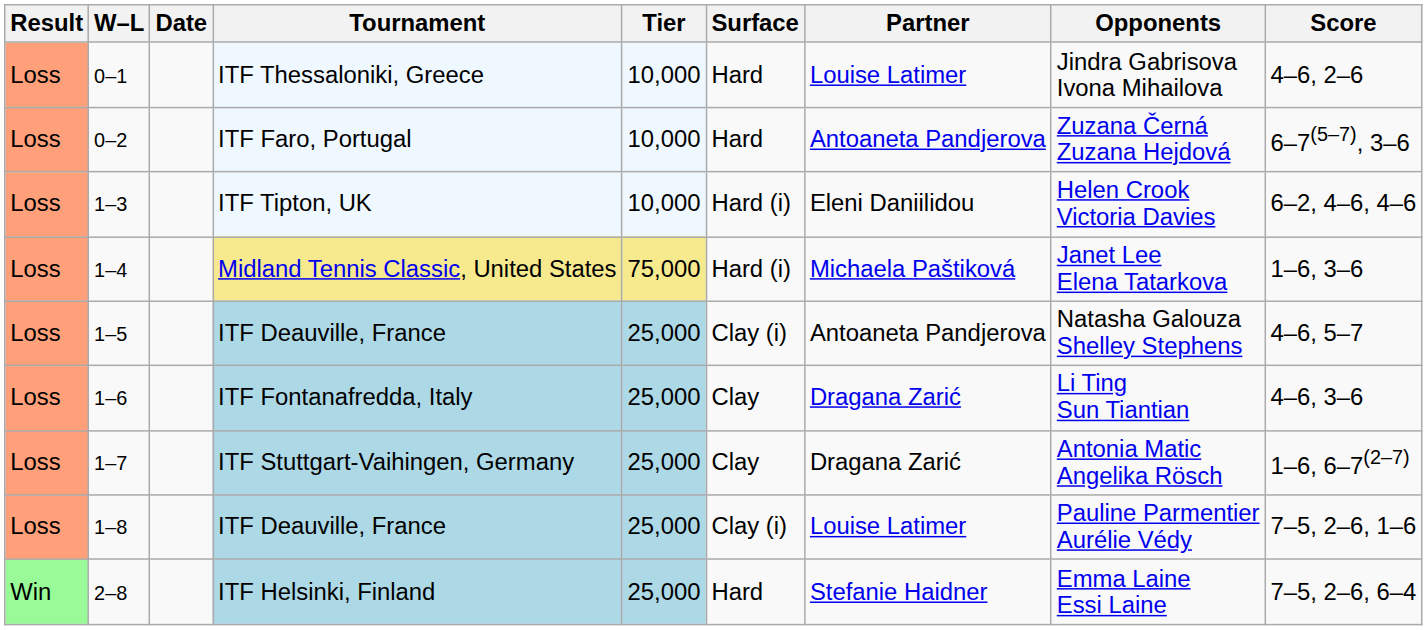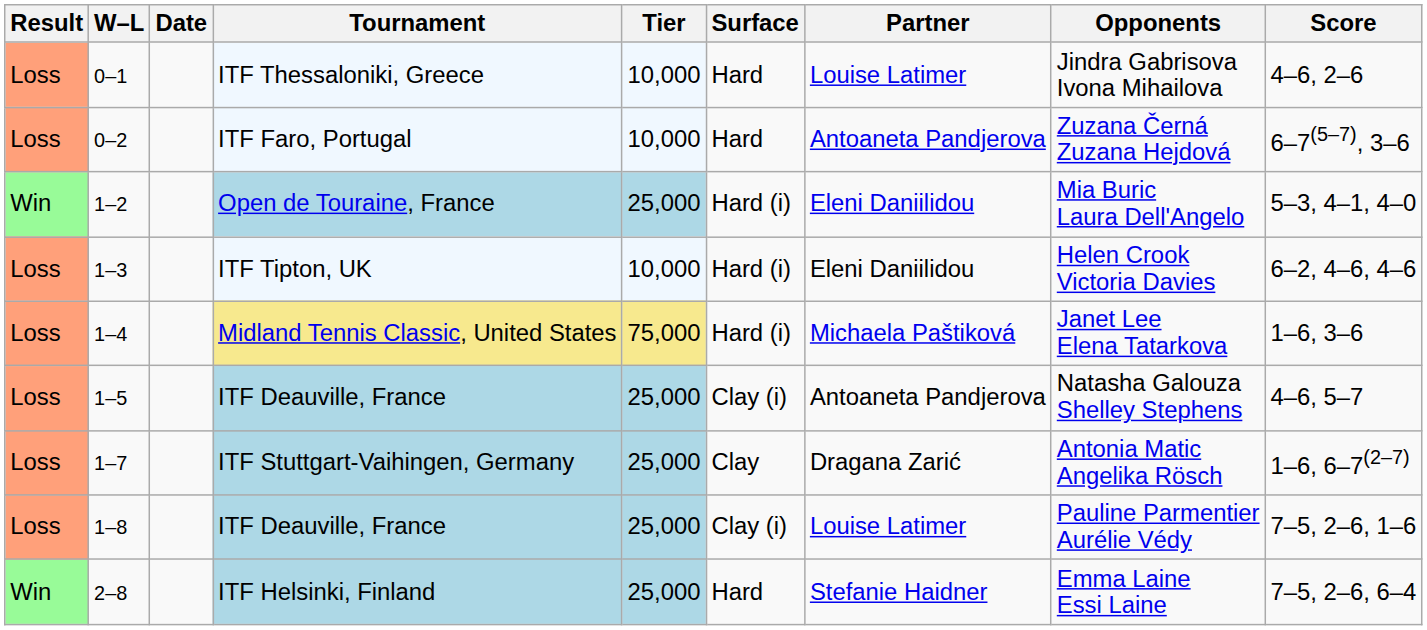+ row: (111, 205)
- row: (111, 399)
